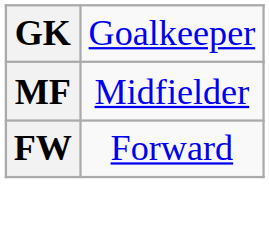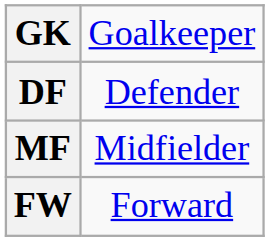+ row: (43, 90)
